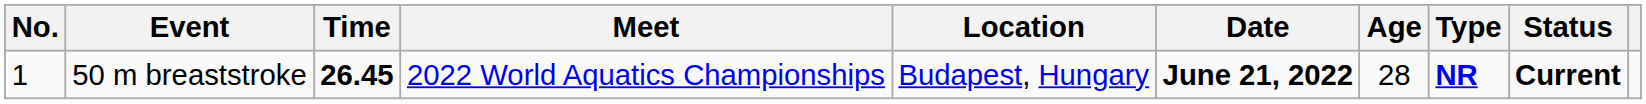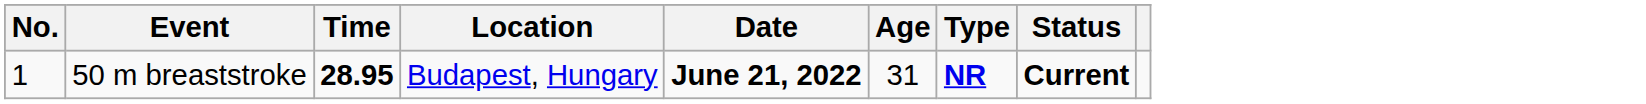- column: (646, 27)
(357, 74) 26.45 -> (357, 74) 28.95
(1394, 74) 28 -> (903, 74) 31
